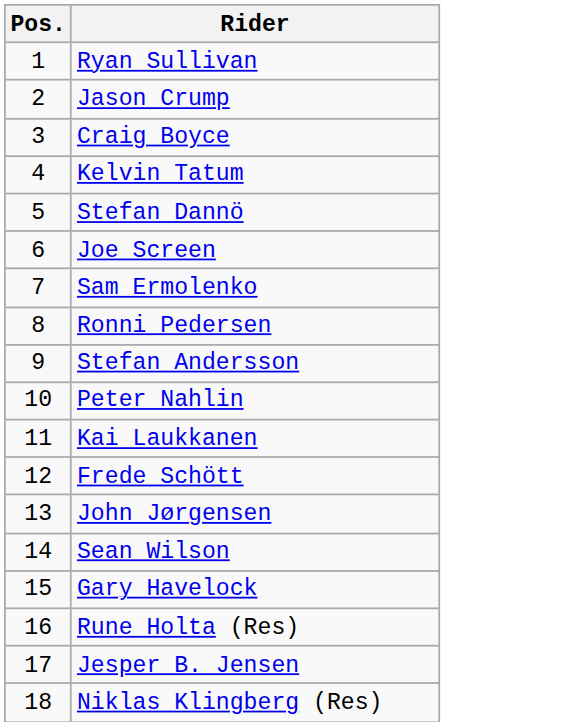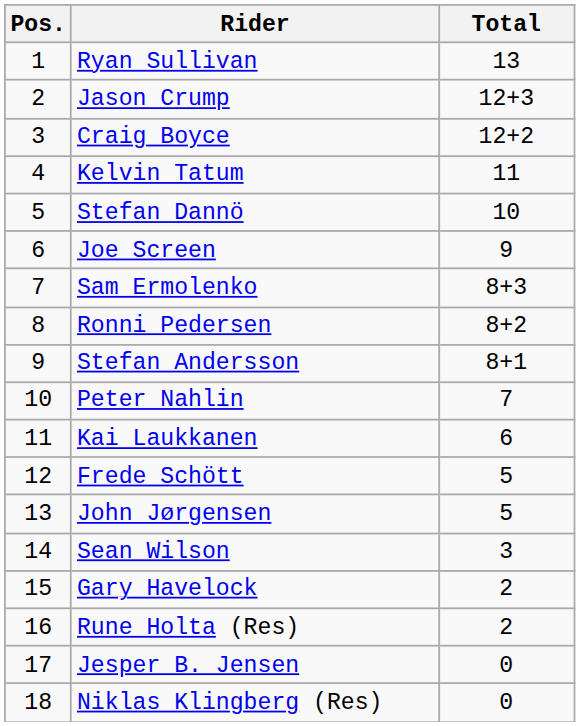+ column: (506, 24)
